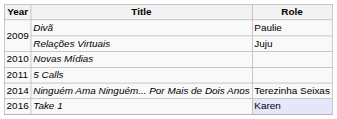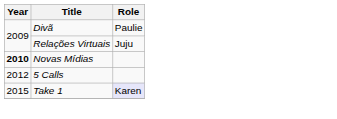(18, 59) normal -> (18, 59) bold
(17, 75) 2011 -> (18, 75) 2012
- row: (141, 91)
(18, 106) 2016 -> (18, 91) 2015
